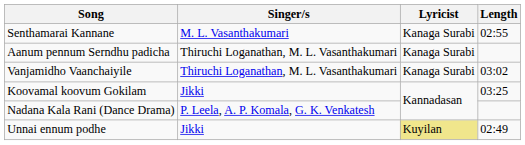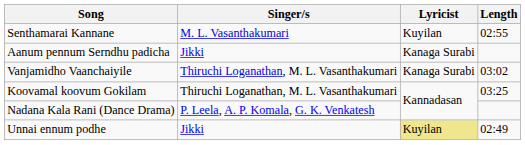(439, 33) Kanaga Surabi -> (422, 33) Kuyilan
(289, 52) Thiruchi Loganathan, M. L. Vasanthakumari -> (192, 52) Jikki
(192, 91) Jikki -> (289, 91) Thiruchi Loganathan, M. L. Vasanthakumari
